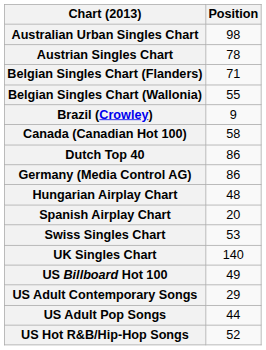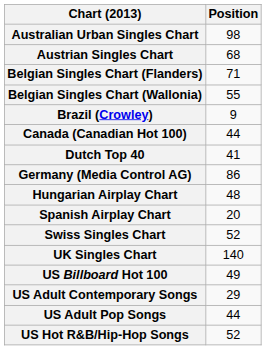(233, 54) 78 -> (233, 54) 68
(233, 134) 58 -> (233, 134) 44
(233, 154) 86 -> (233, 154) 41
(233, 235) 53 -> (233, 235) 52
